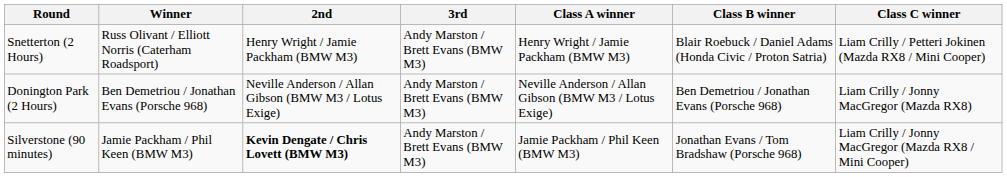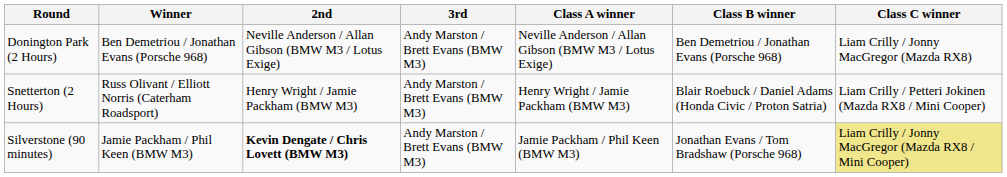rows swapped: (48, 98) <-> (41, 49)
(906, 147) no background -> (906, 147) khaki background
